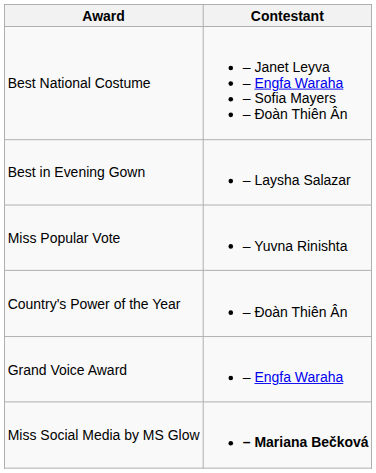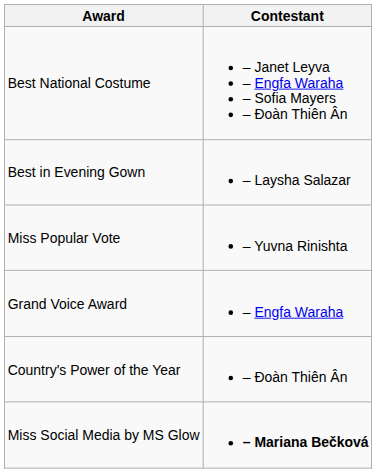rows swapped: (94, 304) <-> (67, 369)
